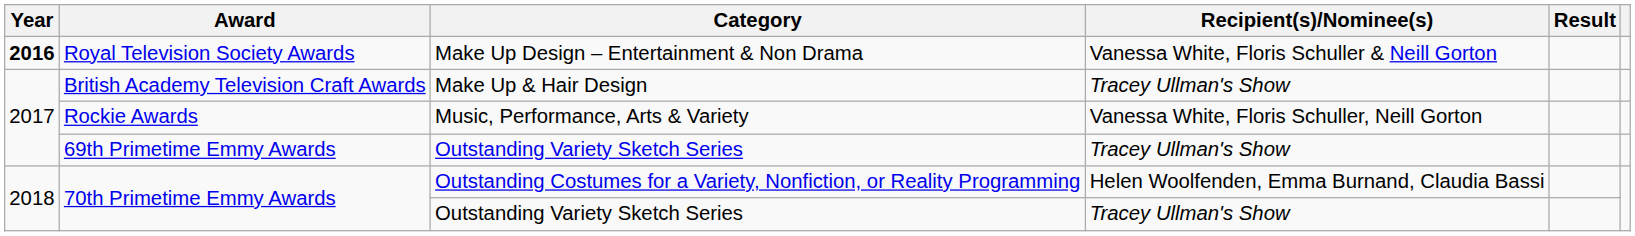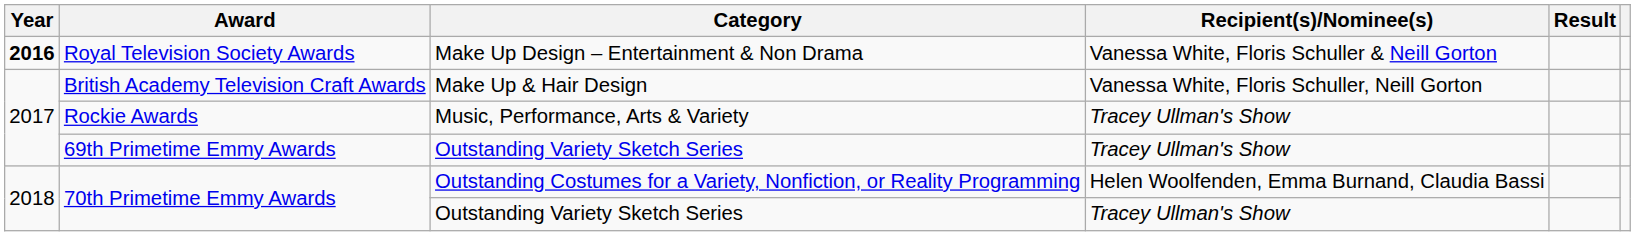(1190, 85) Tracey Ullman's Show -> (1286, 85) Vanessa White, Floris Schuller, Neill Gorton
(1286, 117) Vanessa White, Floris Schuller, Neill Gorton -> (1190, 117) Tracey Ullman's Show
